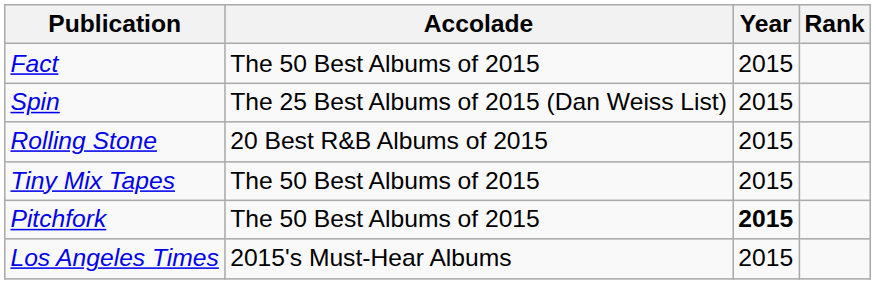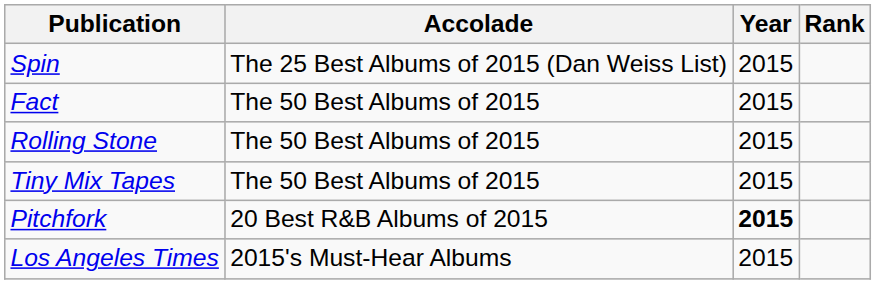rows swapped: (34, 63) <-> (35, 102)
(389, 141) 20 Best R&B Albums of 2015 -> (385, 141) The 50 Best Albums of 2015
(385, 219) The 50 Best Albums of 2015 -> (389, 219) 20 Best R&B Albums of 2015
